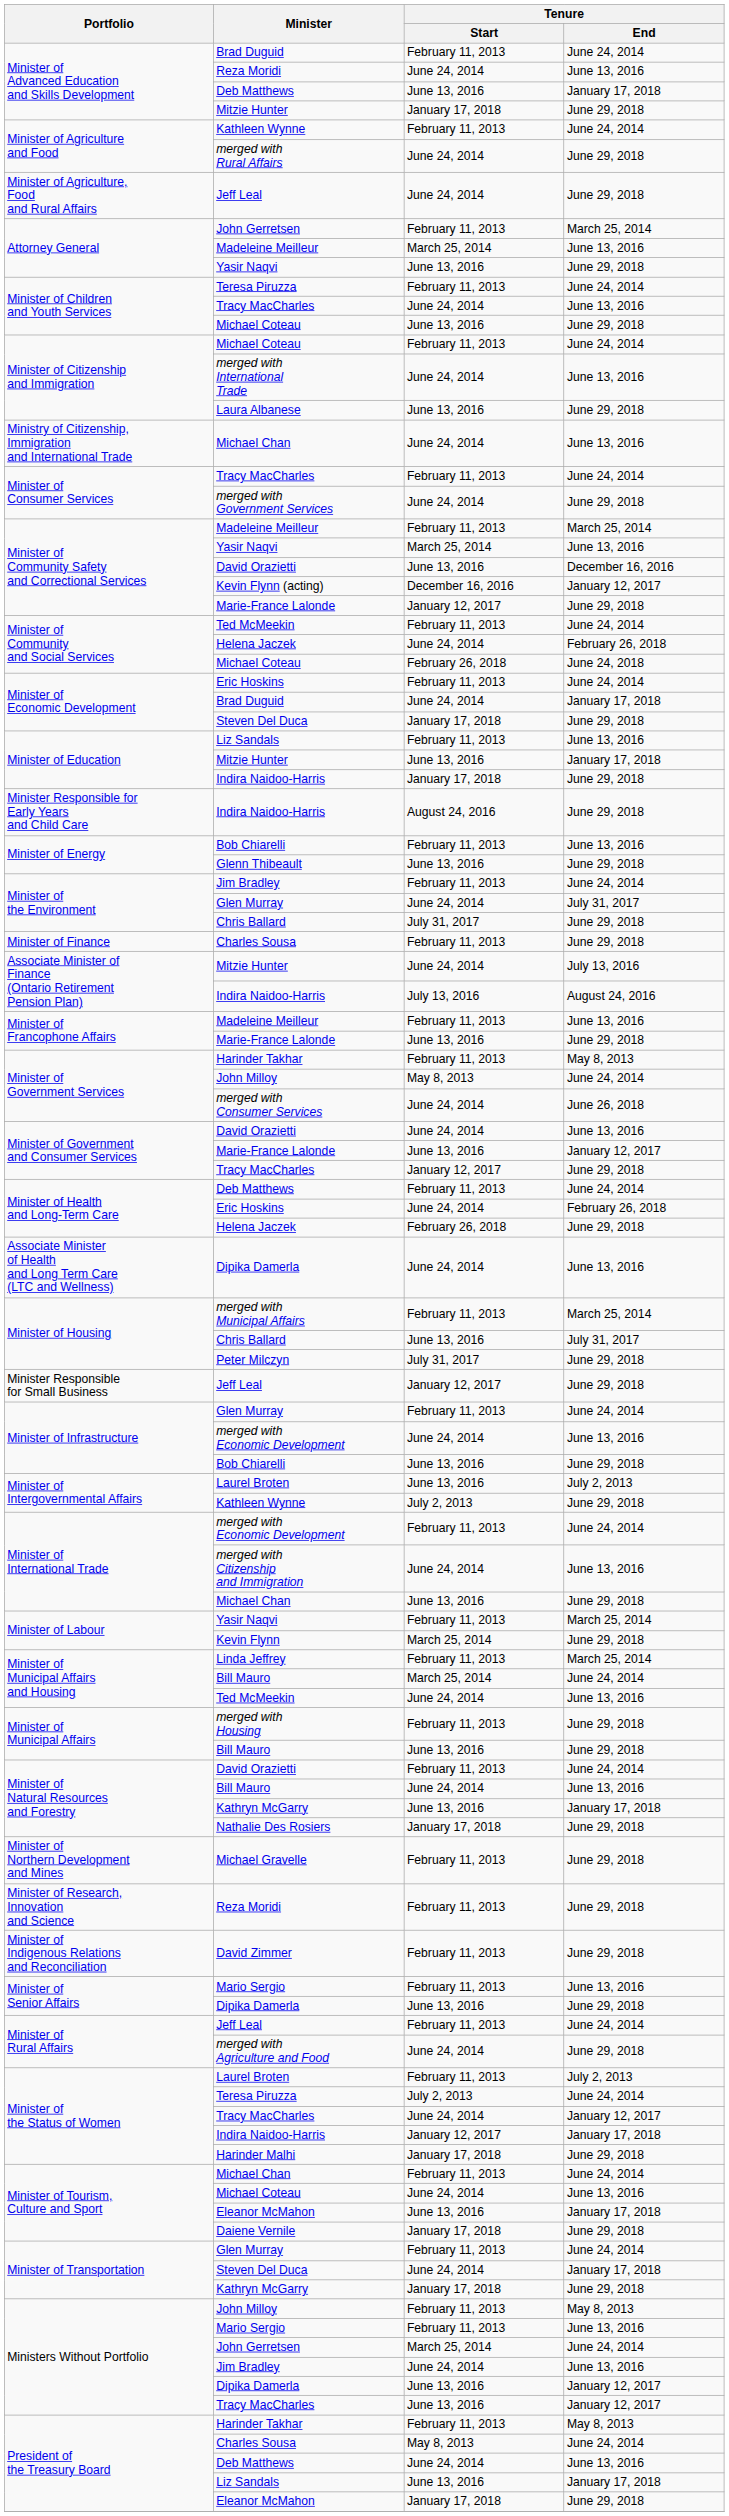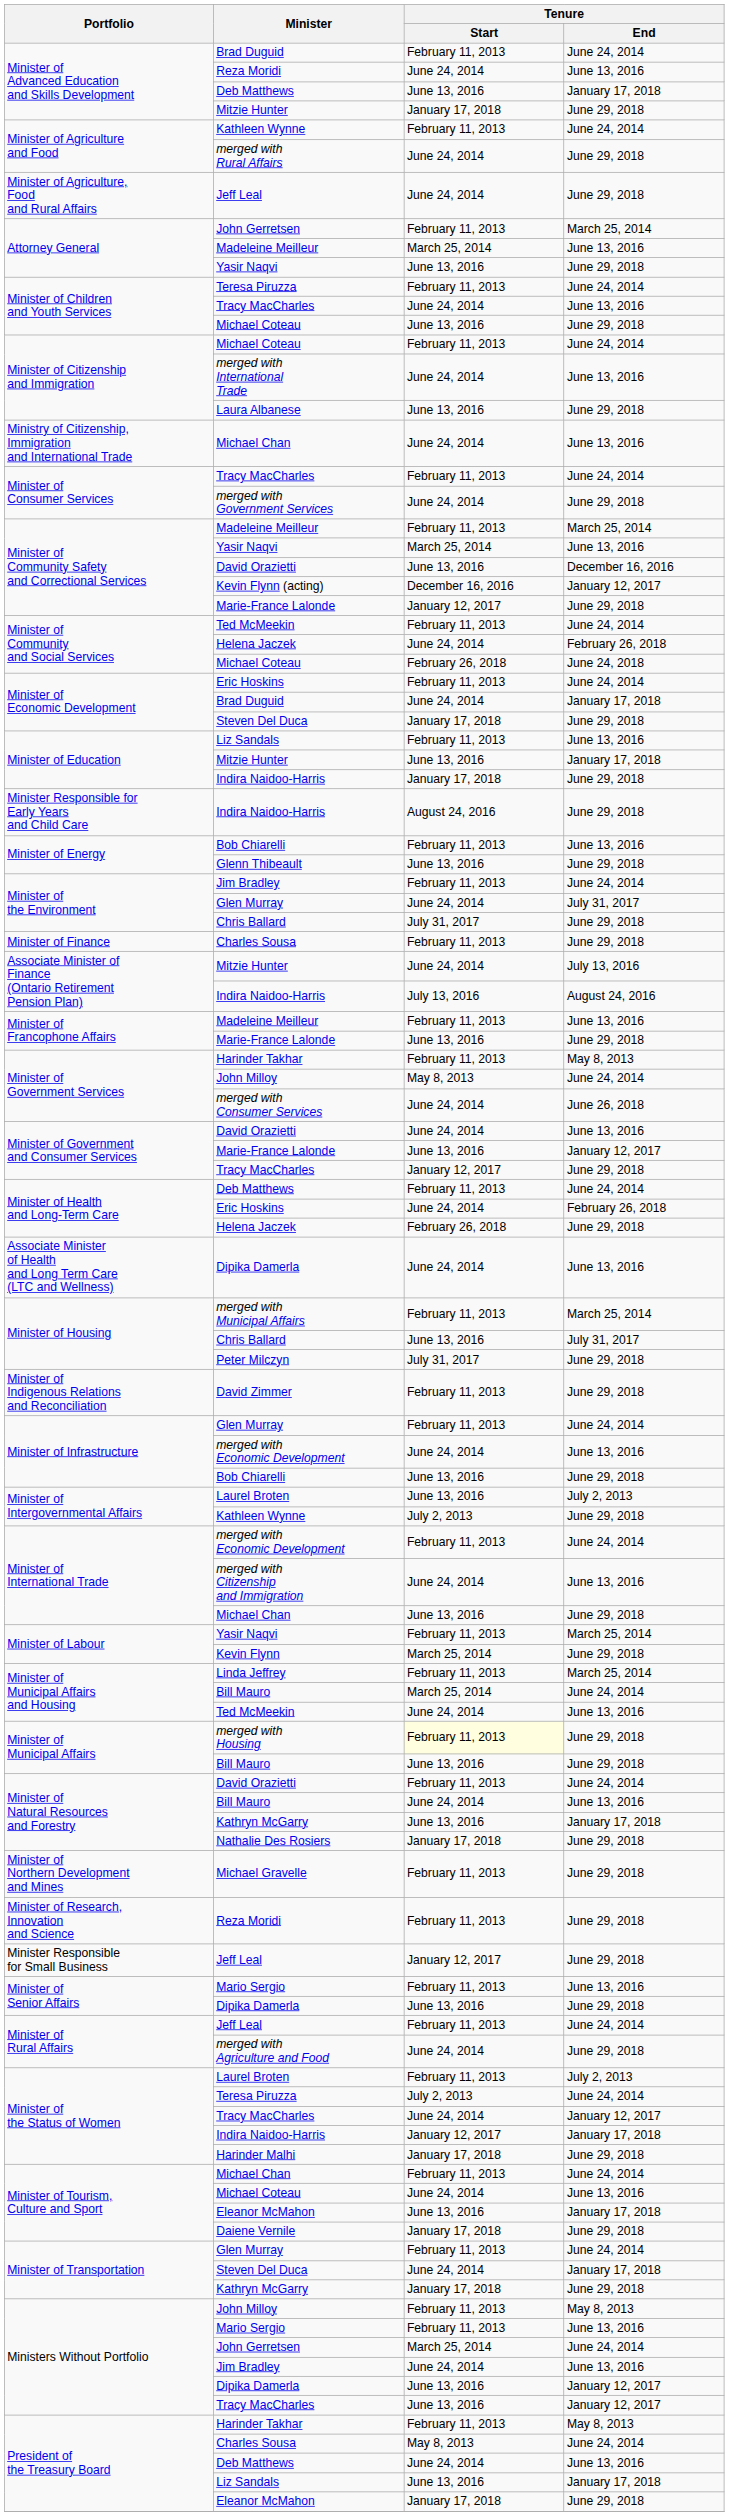rows swapped: (64, 1953) <-> (64, 1385)
(456, 1724) no background -> (456, 1737) lightyellow background
